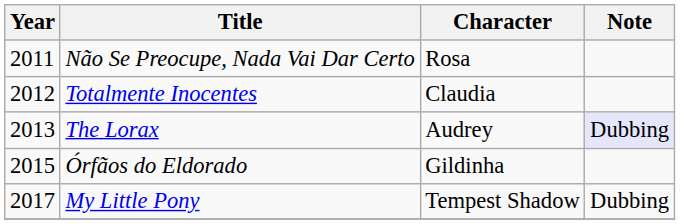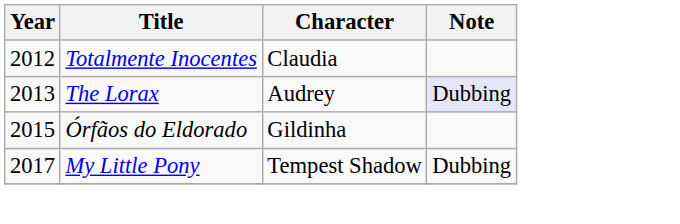- row: (240, 58)
